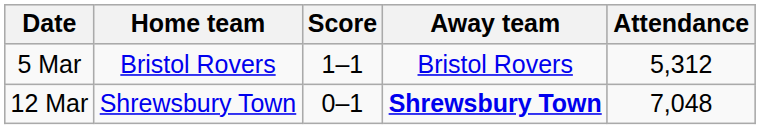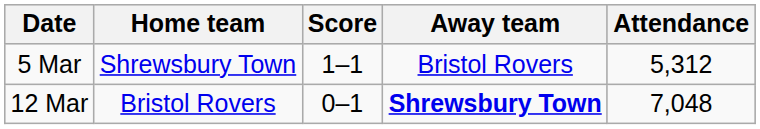(198, 63) Bristol Rovers -> (198, 63) Shrewsbury Town
(198, 103) Shrewsbury Town -> (198, 103) Bristol Rovers
